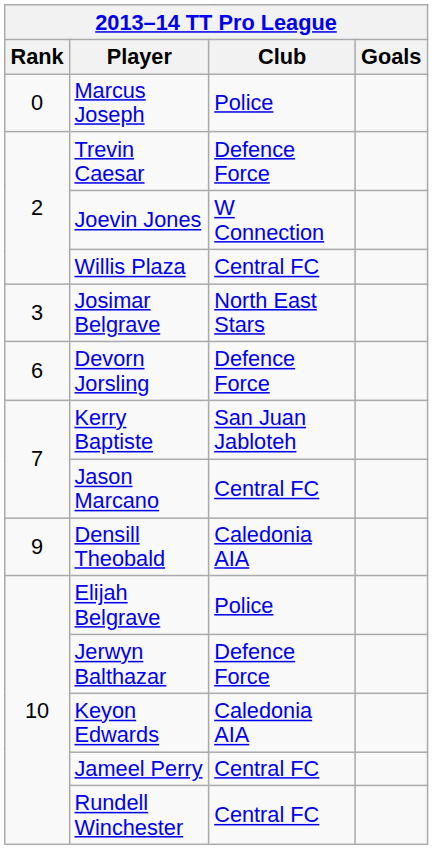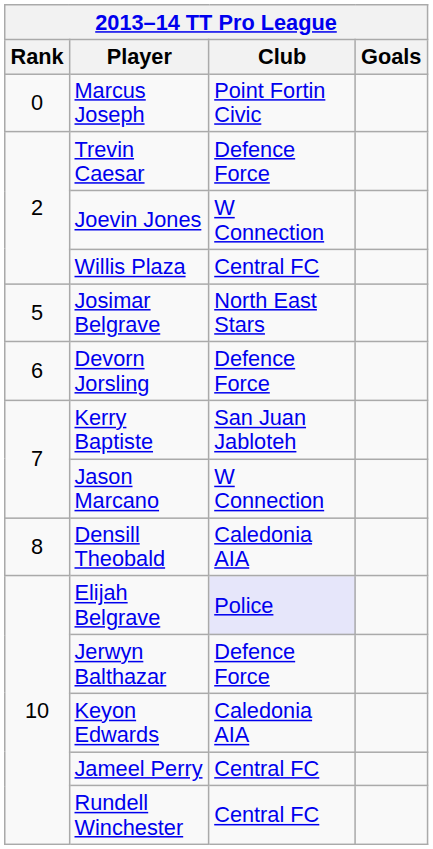(244, 103) Police -> (270, 103) Point Fortin Civic
(37, 313) 3 -> (37, 313) 5
(267, 489) Central FC -> (269, 489) W Connection
(37, 547) 9 -> (37, 547) 8
(244, 606) no background -> (244, 606) lavender background
